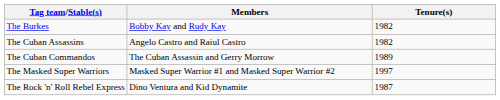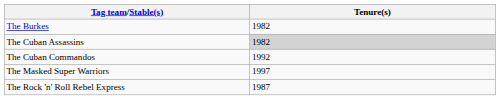- column: (250, 11)
(384, 41) no background -> (261, 41) lightgrey background
(384, 56) 1989 -> (261, 56) 1992
